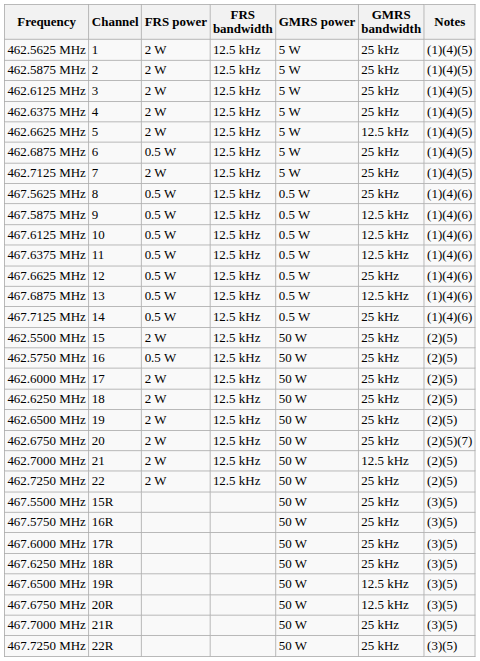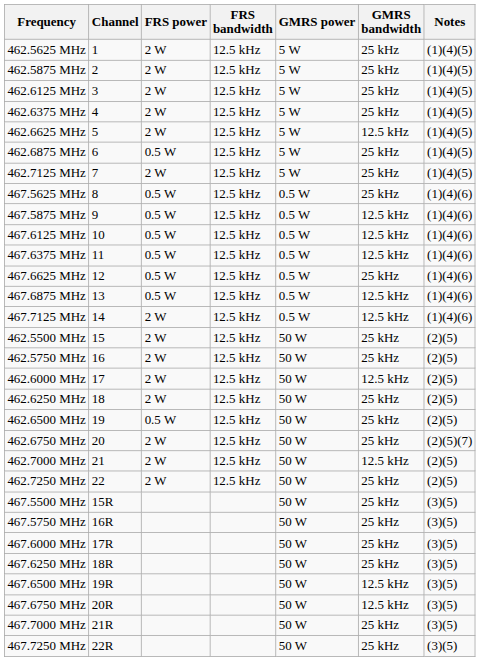(160, 317) 0.5 W -> (156, 317) 2 W
(380, 317) 25 kHz -> (385, 317) 12.5 kHz
(160, 358) 0.5 W -> (156, 358) 2 W
(380, 378) 25 kHz -> (385, 378) 12.5 kHz
(156, 419) 2 W -> (160, 419) 0.5 W
